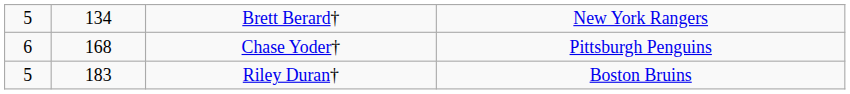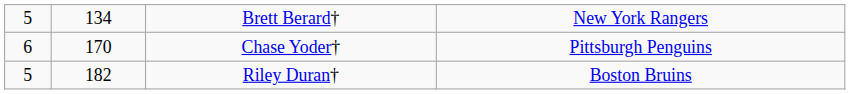(98, 46) 168 -> (98, 46) 170
(98, 74) 183 -> (98, 74) 182
